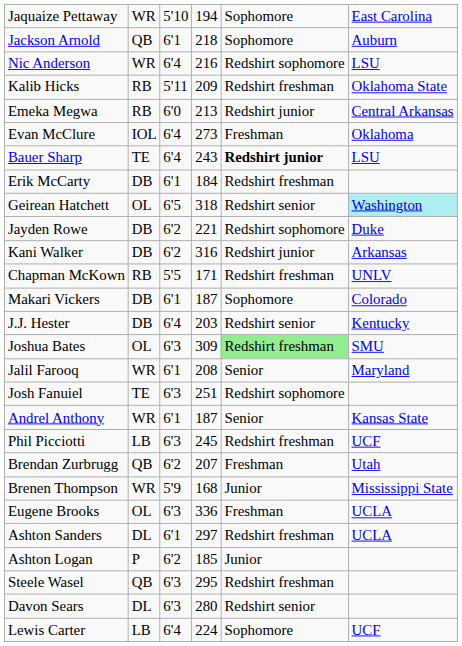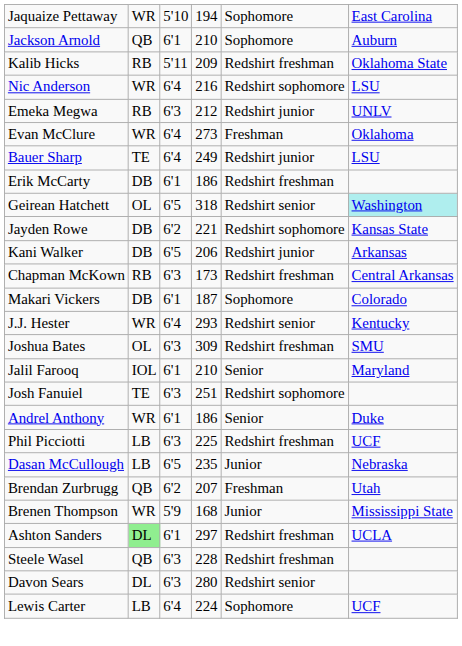(206, 39) 218 -> (206, 39) 210
rows swapped: (49, 63) <-> (44, 87)
(172, 110) 6'0 -> (172, 110) 6'3
(206, 110) 213 -> (206, 110) 212
(403, 110) Central Arkansas -> (372, 110) UNLV
(144, 134) IOL -> (144, 134) WR
(206, 157) 243 -> (206, 157) 249
(274, 157) bold -> (269, 157) normal
(206, 181) 184 -> (206, 181) 186
(368, 228) Duke -> (390, 228) Kansas State
(172, 252) 6'2 -> (172, 252) 6'5
(206, 252) 316 -> (206, 252) 206
(172, 275) 5'5 -> (172, 275) 6'3
(206, 275) 171 -> (206, 275) 173
(372, 275) UNLV -> (403, 275) Central Arkansas
(142, 323) DB -> (144, 323) WR
(206, 323) 203 -> (206, 323) 293
(279, 346) lightgreen background -> (279, 346) no background
(144, 370) WR -> (144, 370) IOL
(206, 370) 208 -> (206, 370) 210
(206, 417) 187 -> (206, 417) 186
(390, 417) Kansas State -> (368, 417) Duke
(206, 441) 245 -> (206, 441) 225
+ row: (66, 464)
- row: (54, 511)
(142, 535) no background -> (142, 535) lightgreen background
- row: (50, 559)
(206, 582) 295 -> (206, 559) 228
